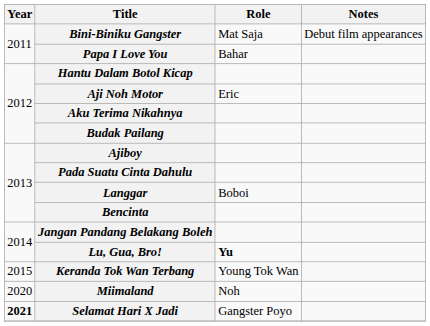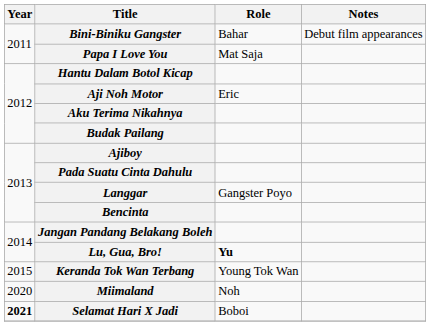(241, 34) Mat Saja -> (233, 34) Bahar
(233, 53) Bahar -> (241, 53) Mat Saja
(233, 192) Boboi -> (255, 192) Gangster Poyo
(255, 311) Gangster Poyo -> (233, 311) Boboi
